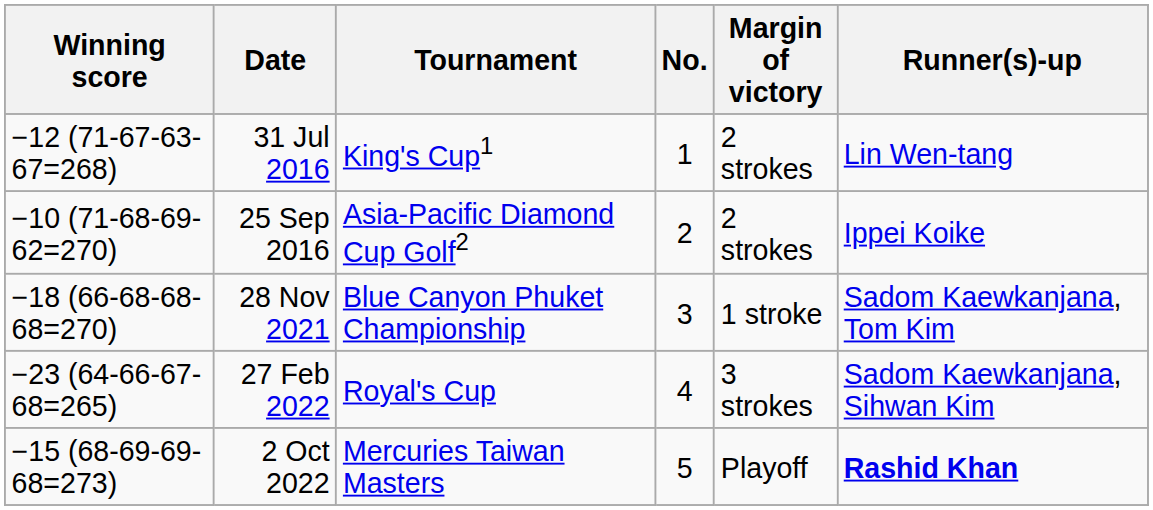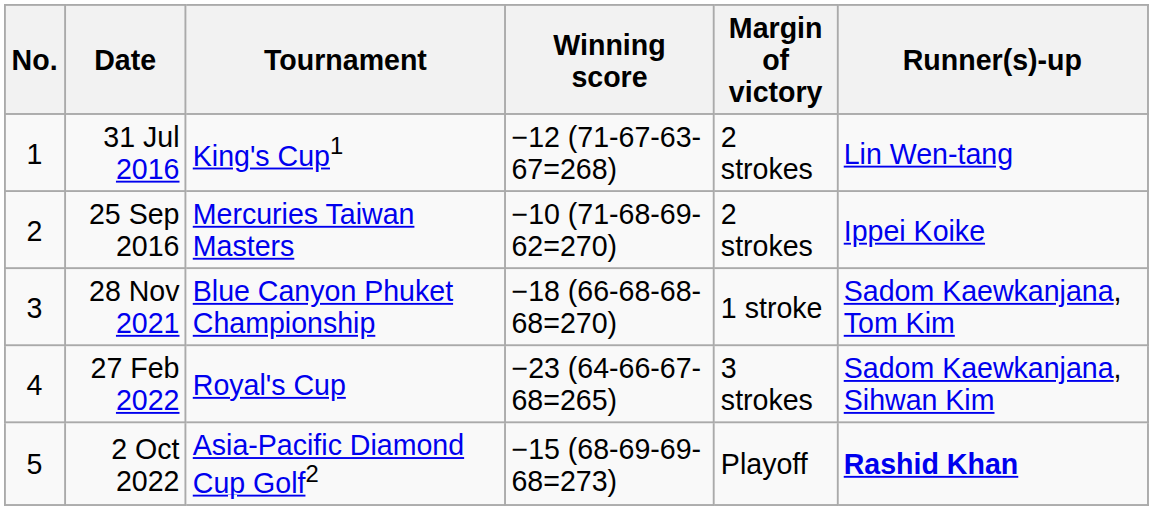columns swapped: (685, 60) <-> (110, 60)
(479, 233) Asia-Pacific Diamond Cup Golf2 -> (304, 230) Mercuries Taiwan Masters
(454, 467) Mercuries Taiwan Masters -> (328, 465) Asia-Pacific Diamond Cup Golf2
